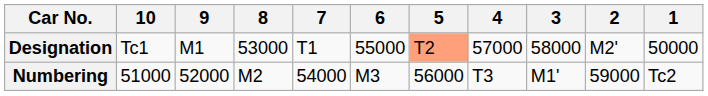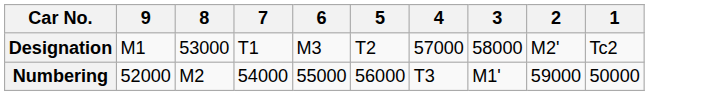- column: (146, 18)
(380, 47) 55000 -> (309, 47) M3
(424, 47) lightsalmon background -> (366, 47) no background
(673, 47) 50000 -> (604, 47) Tc2
(368, 76) M3 -> (322, 76) 55000
(662, 76) Tc2 -> (615, 76) 50000
